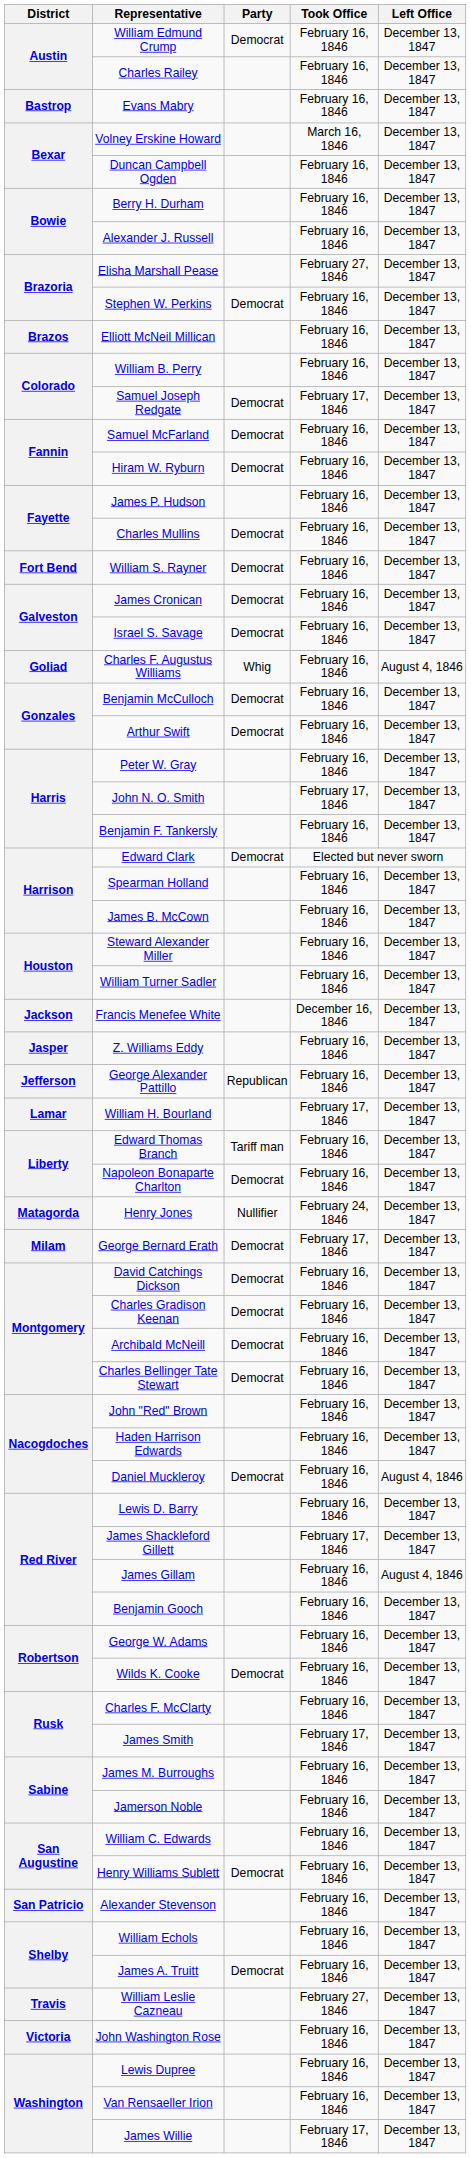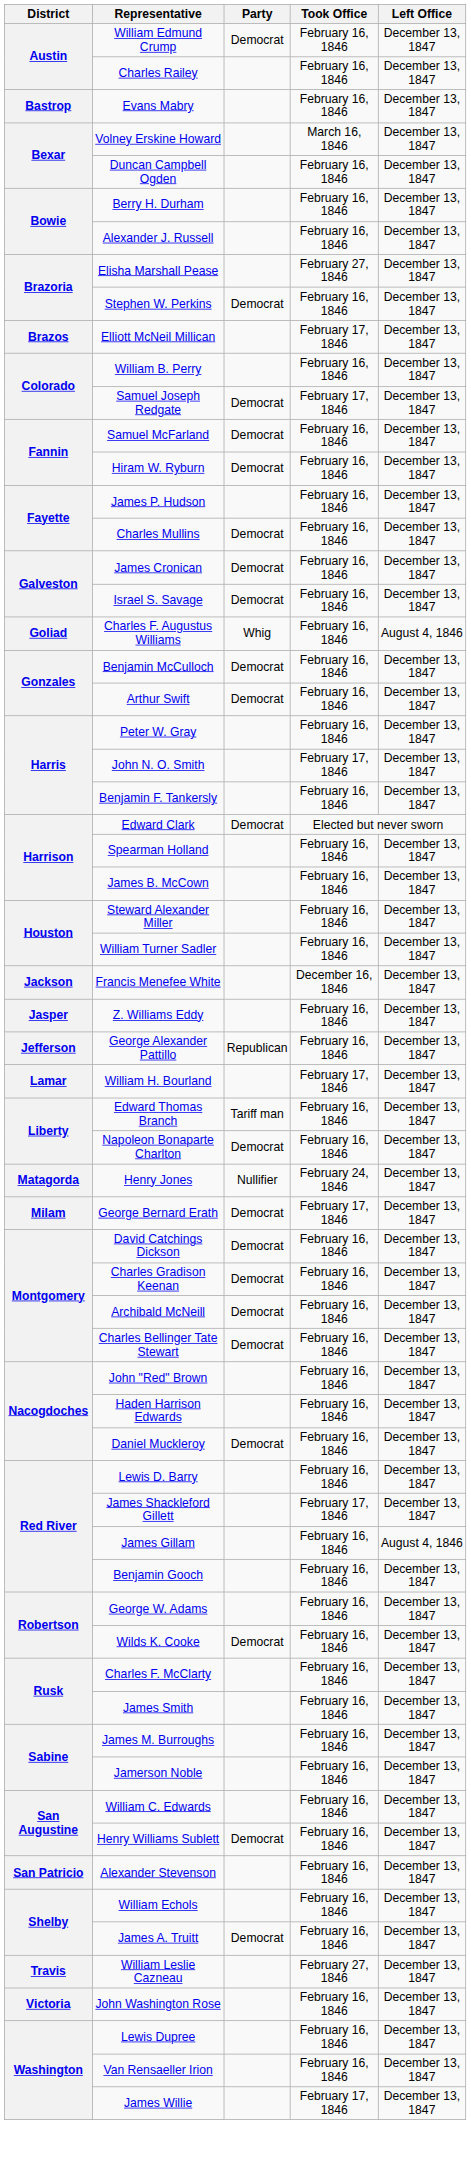(334, 336) February 16, 1846 -> (334, 336) February 17, 1846
- row: (158, 567)
(422, 1477) August 4, 1846 -> (422, 1444) December 13, 1847
(334, 1740) February 17, 1846 -> (334, 1707) February 16, 1846
